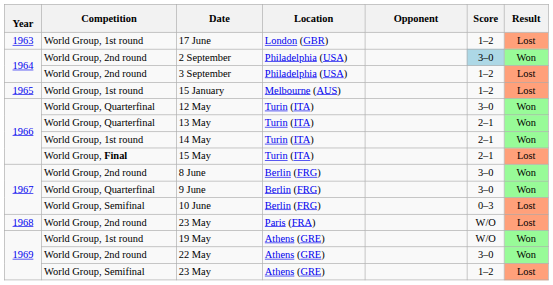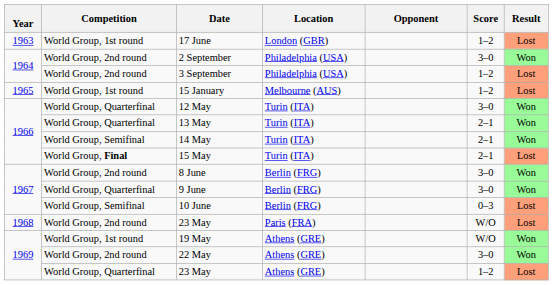(486, 57) lightblue background -> (486, 57) no background
(94, 139) World Group, 1st round -> (94, 139) World Group, Semifinal
(94, 271) World Group, Semifinal -> (99, 271) World Group, Quarterfinal
